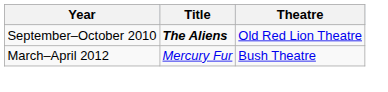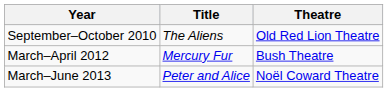(195, 35) bold -> (193, 35) normal
+ row: (59, 76)
